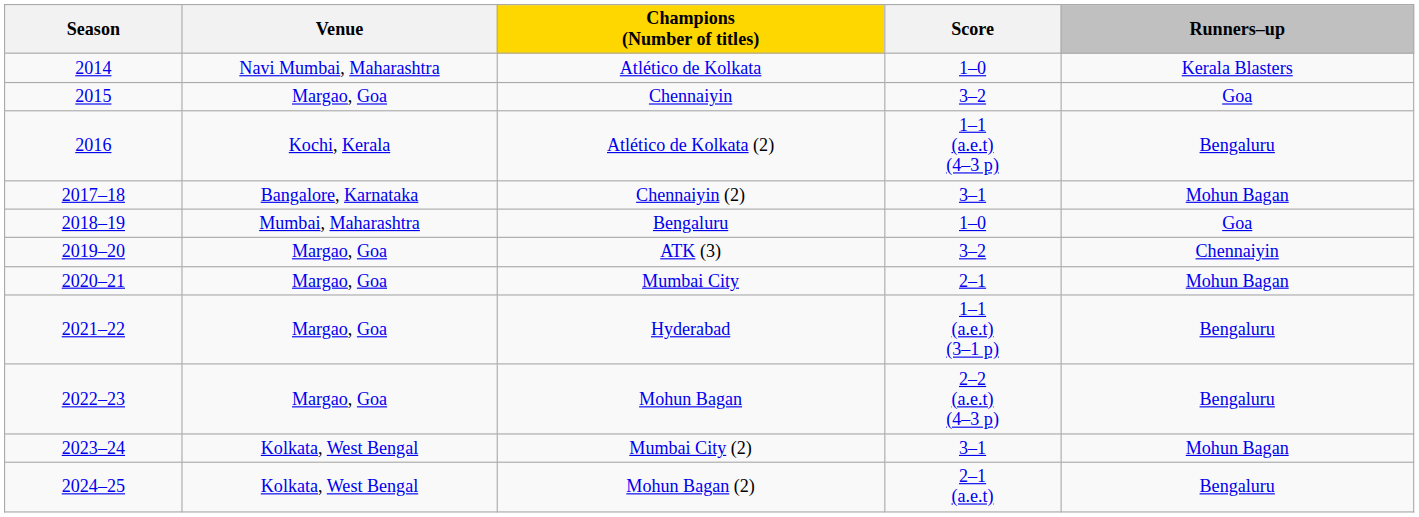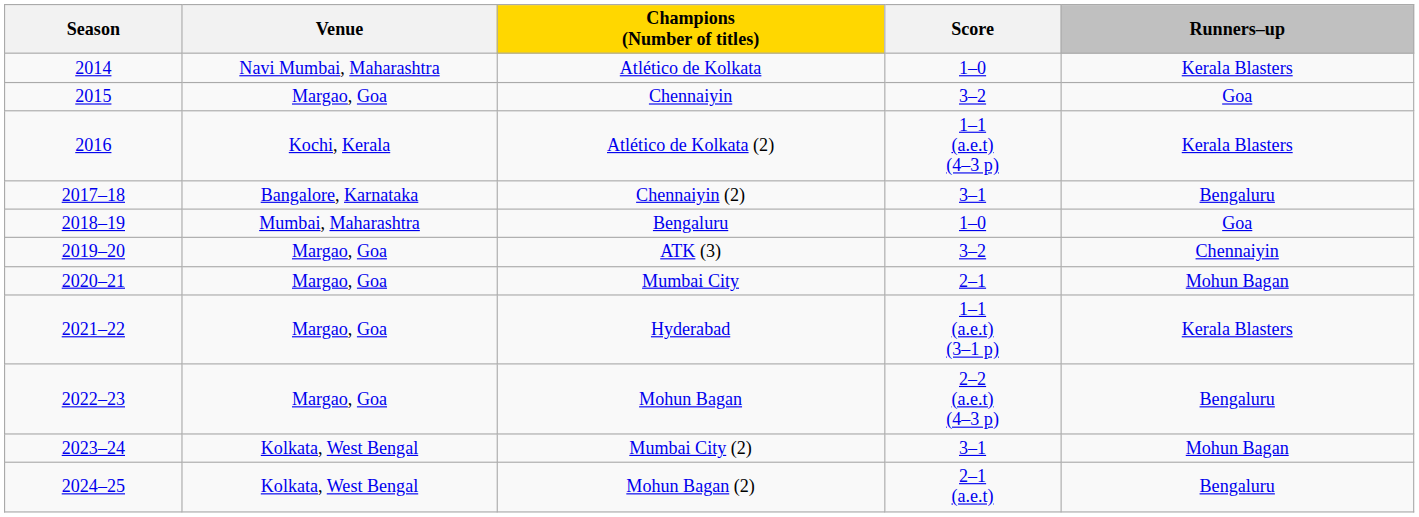(1237, 145) Bengaluru -> (1237, 145) Kerala Blasters
(1237, 194) Mohun Bagan -> (1237, 194) Bengaluru
(1237, 329) Bengaluru -> (1237, 329) Kerala Blasters
